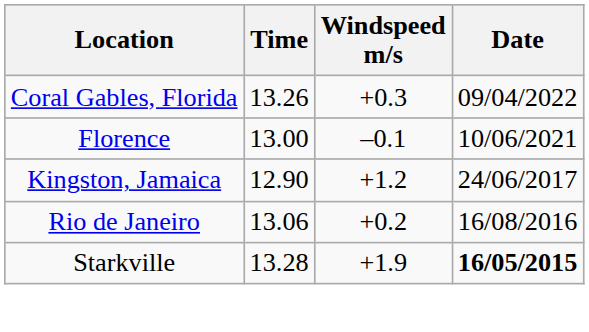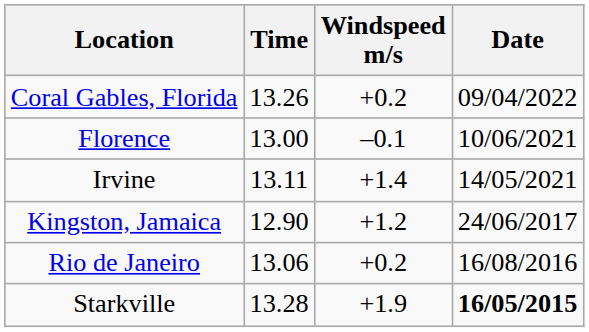(383, 96) +0.3 -> (383, 96) +0.2
+ row: (124, 179)
